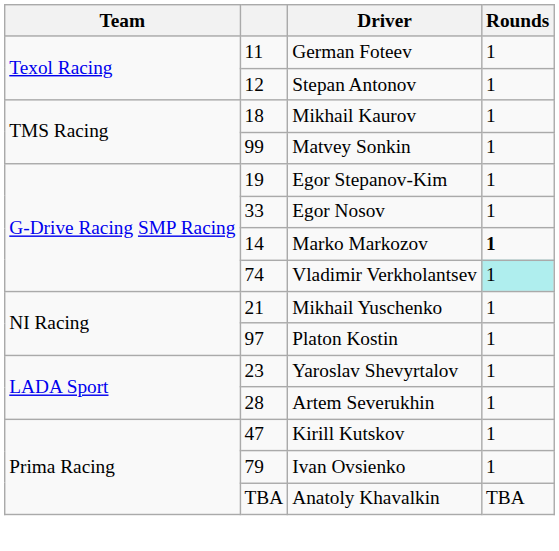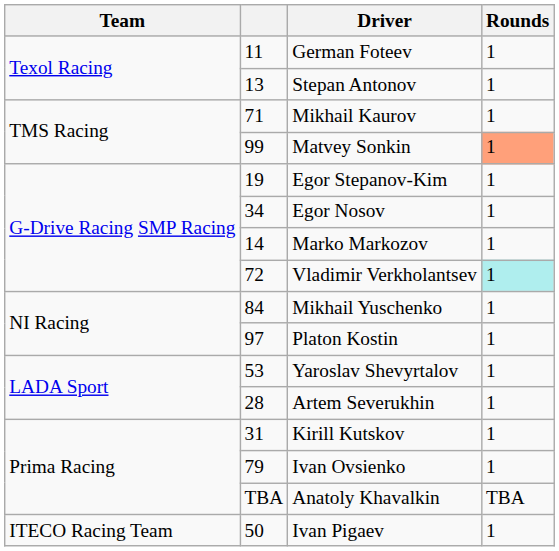(254, 83) 12 -> (254, 83) 13
(254, 115) 18 -> (254, 115) 71
(491, 147) no background -> (491, 147) lightsalmon background
(254, 211) 33 -> (254, 211) 34
(491, 243) bold -> (491, 243) normal
(254, 274) 74 -> (254, 274) 72
(254, 306) 21 -> (254, 306) 84
(254, 370) 23 -> (254, 370) 53
(254, 434) 47 -> (254, 434) 31
+ row: (338, 529)
